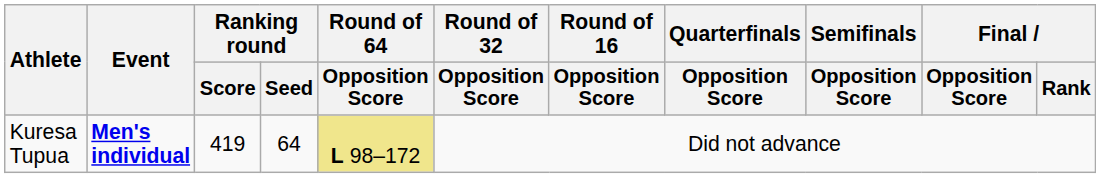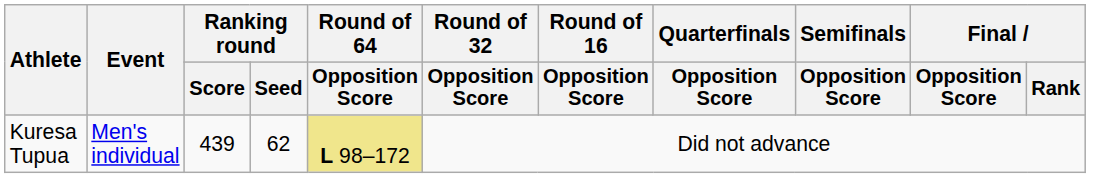(141, 144) bold -> (135, 144) normal
(228, 144) 419 -> (217, 144) 439
(289, 144) 64 -> (279, 144) 62
